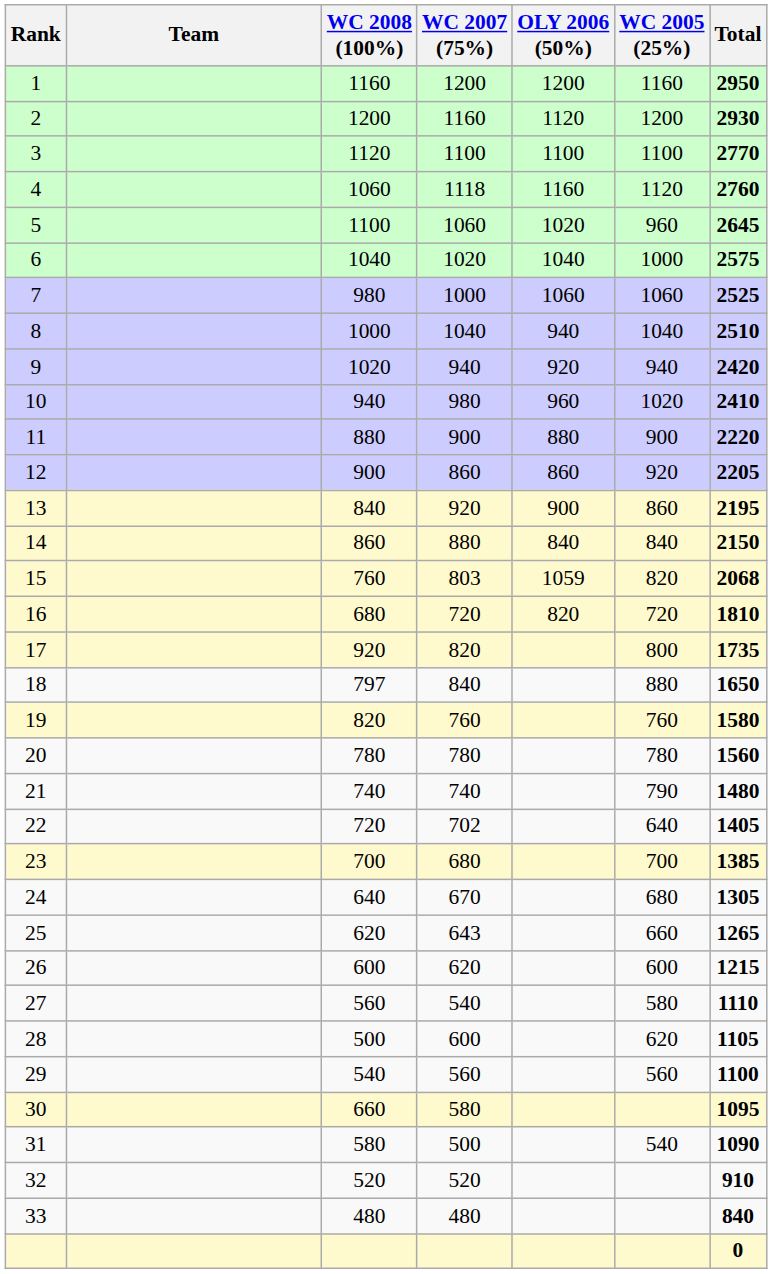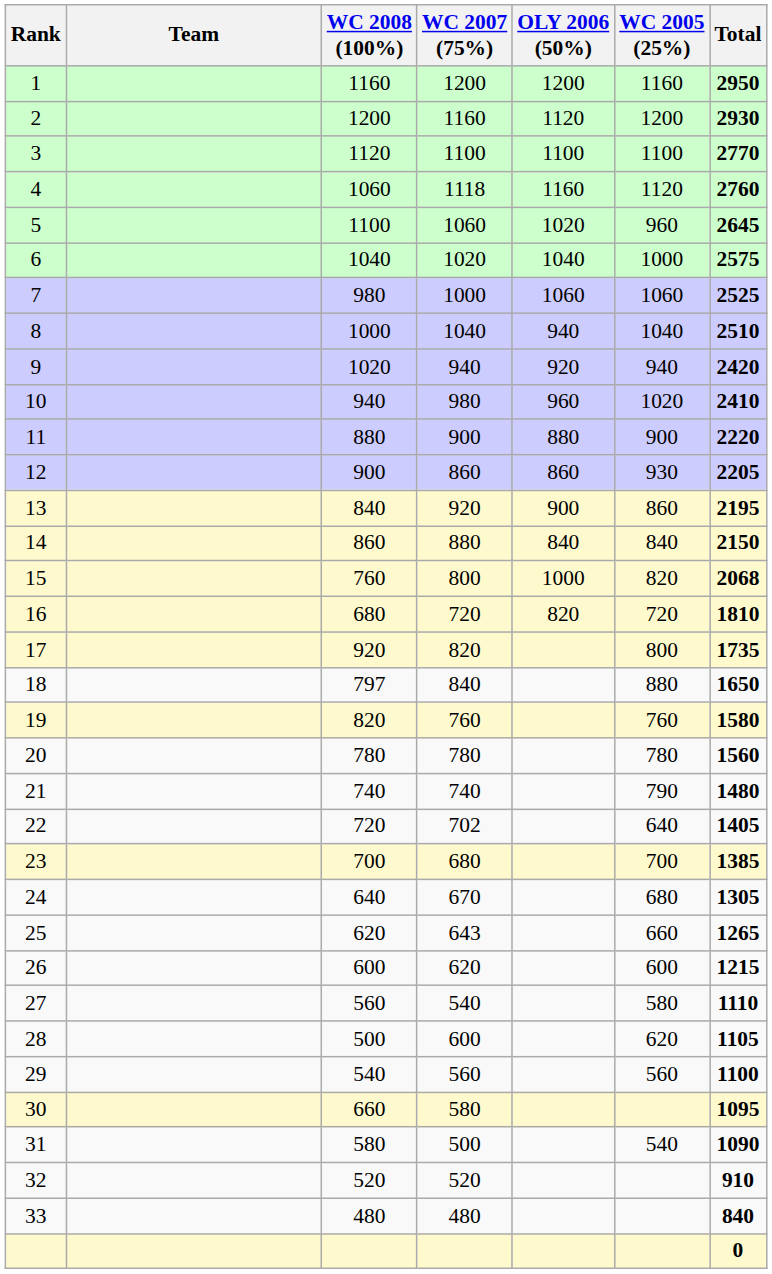(662, 472) 920 -> (662, 472) 930
(465, 578) 803 -> (465, 578) 800
(563, 578) 1059 -> (563, 578) 1000
